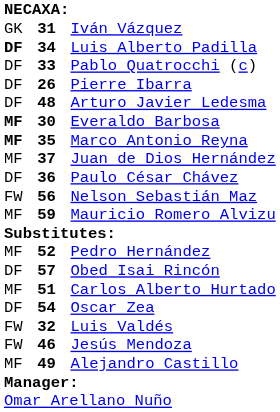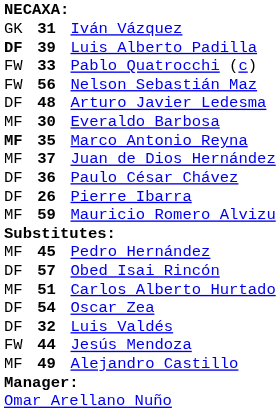(47, 48) 34 -> (47, 48) 39
(13, 66) DF -> (13, 66) FW
rows swapped: (131, 85) <-> (164, 197)
(13, 122) bold -> (13, 122) normal
(47, 252) 52 -> (47, 252) 45
(13, 327) FW -> (13, 327) DF
(47, 345) 46 -> (47, 345) 44
